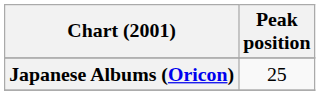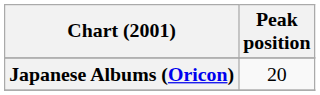(277, 74) 25 -> (277, 74) 20
